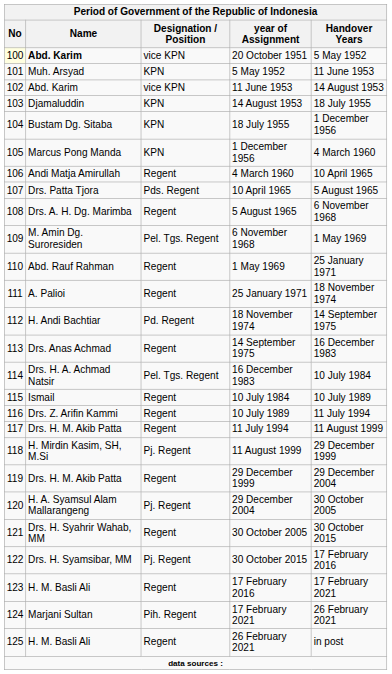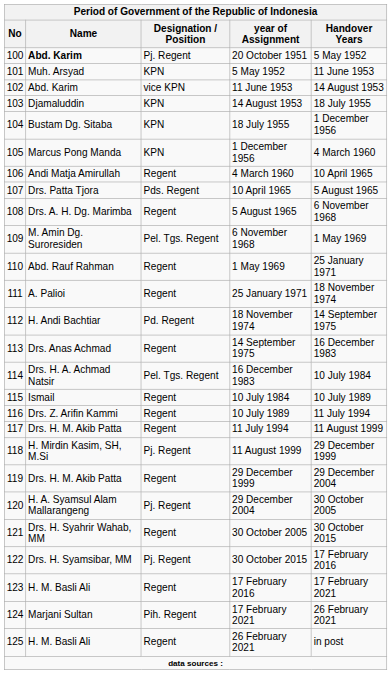(15, 55) lightyellow background -> (15, 55) no background
(164, 55) vice KPN -> (167, 55) Pj. Regent
